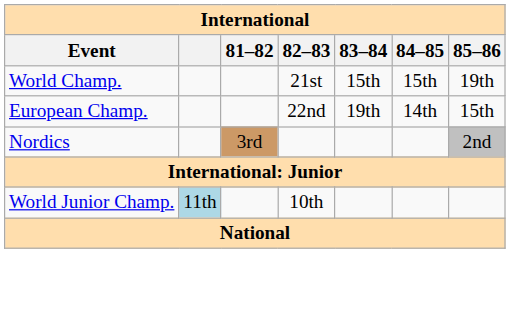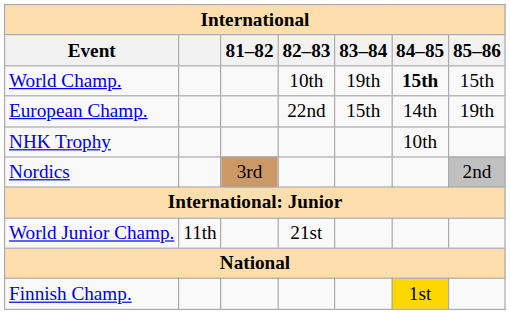(306, 80) 21st -> (306, 80) 10th
(363, 80) 15th -> (363, 80) 19th
(420, 80) normal -> (420, 80) bold
(477, 80) 19th -> (477, 80) 15th
(363, 111) 19th -> (363, 111) 15th
(477, 111) 15th -> (477, 111) 19th
+ row: (60, 141)
(200, 202) lightblue background -> (200, 232) no background
(306, 202) 10th -> (306, 232) 21st
+ row: (70, 293)
